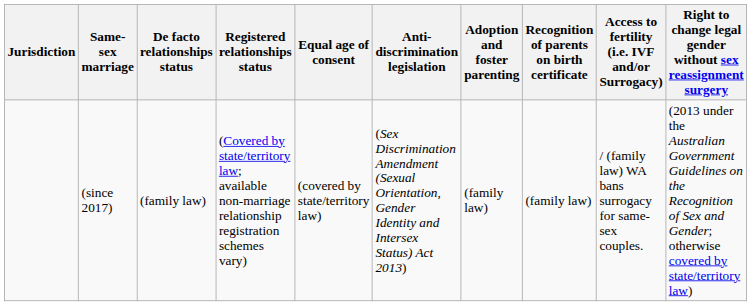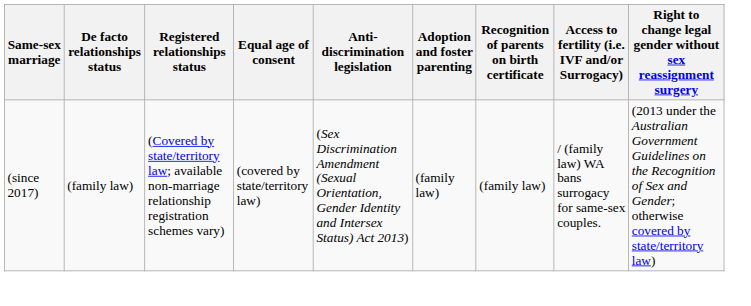- column: (41, 52)
